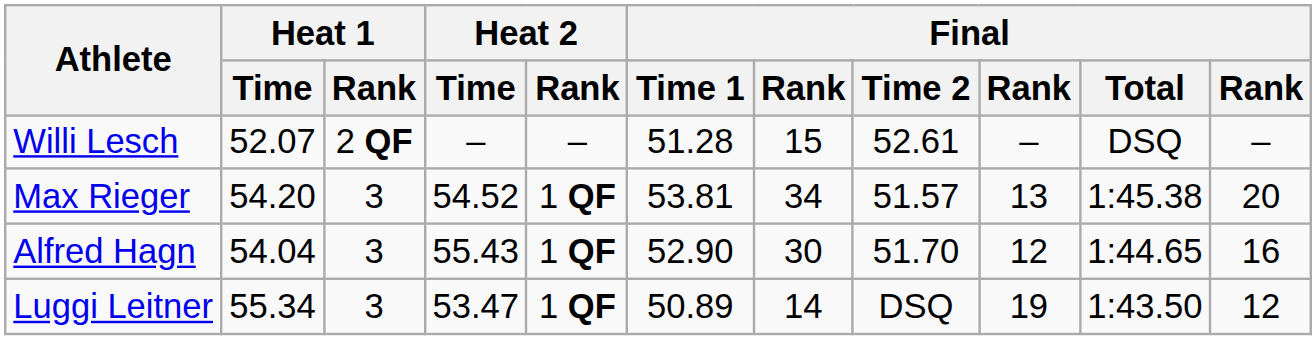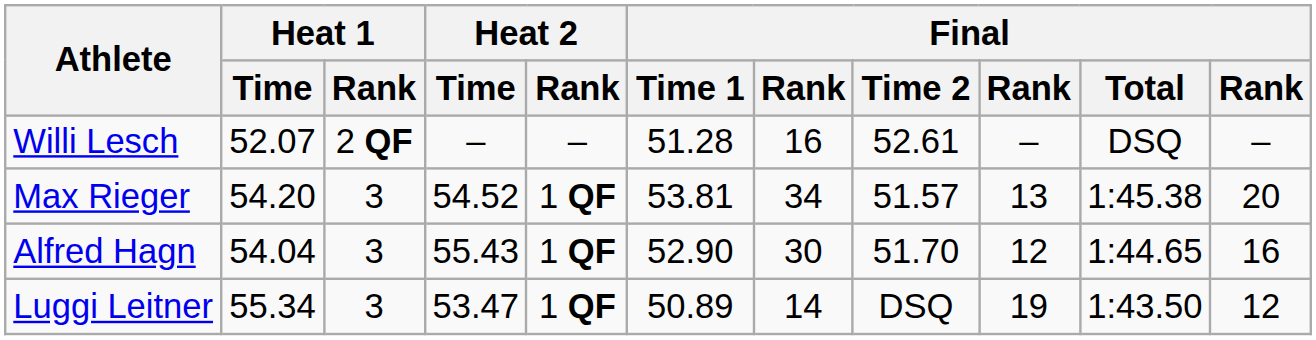(803, 142) 15 -> (803, 142) 16
